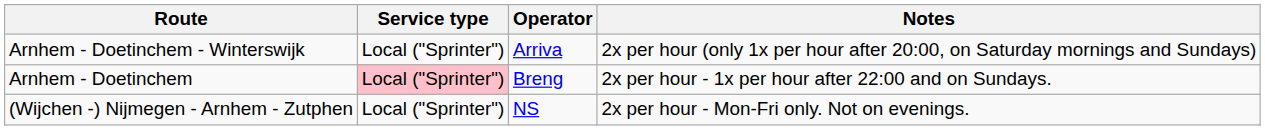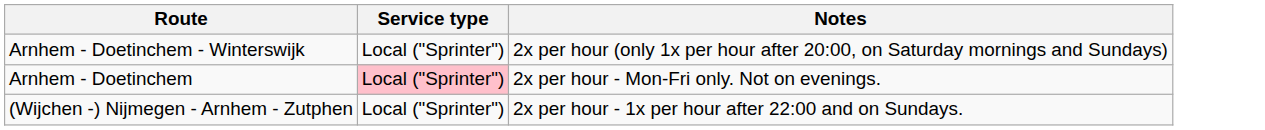- column: (553, 19)
(827, 79) 2x per hour - 1x per hour after 22:00 and on Sundays. -> (697, 79) 2x per hour - Mon-Fri only. Not on evenings.
(785, 109) 2x per hour - Mon-Fri only. Not on evenings. -> (738, 109) 2x per hour - 1x per hour after 22:00 and on Sundays.
